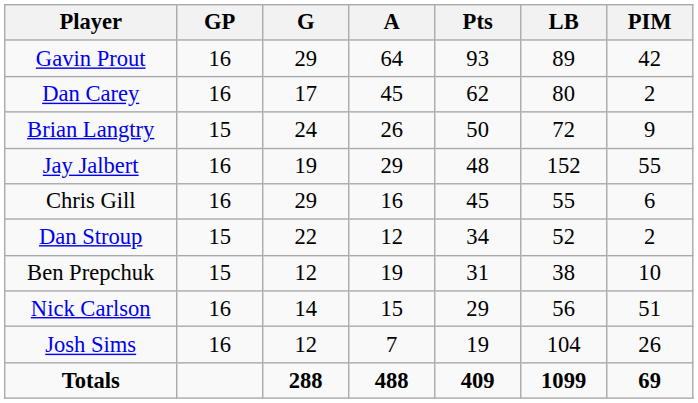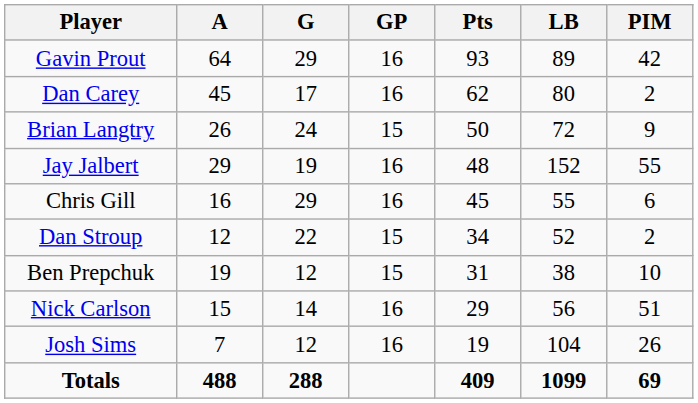columns swapped: (220, 22) <-> (392, 22)
